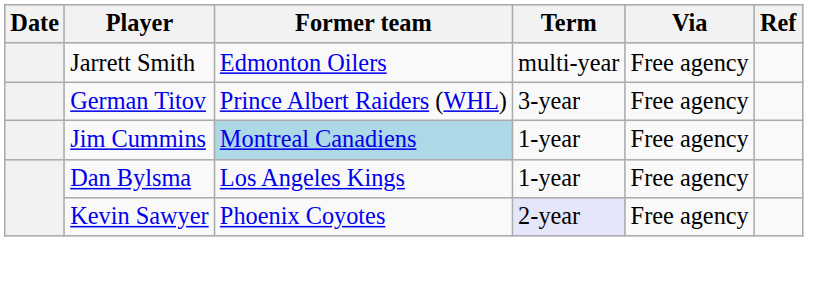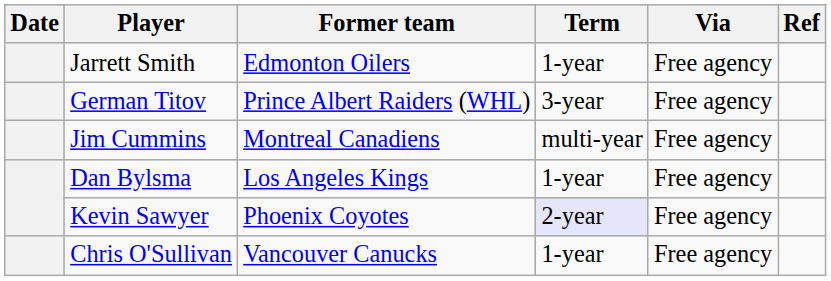(569, 62) multi-year -> (573, 62) 1-year
(318, 139) lightblue background -> (341, 139) no background
(549, 139) 1-year -> (592, 139) multi-year
+ row: (151, 255)
